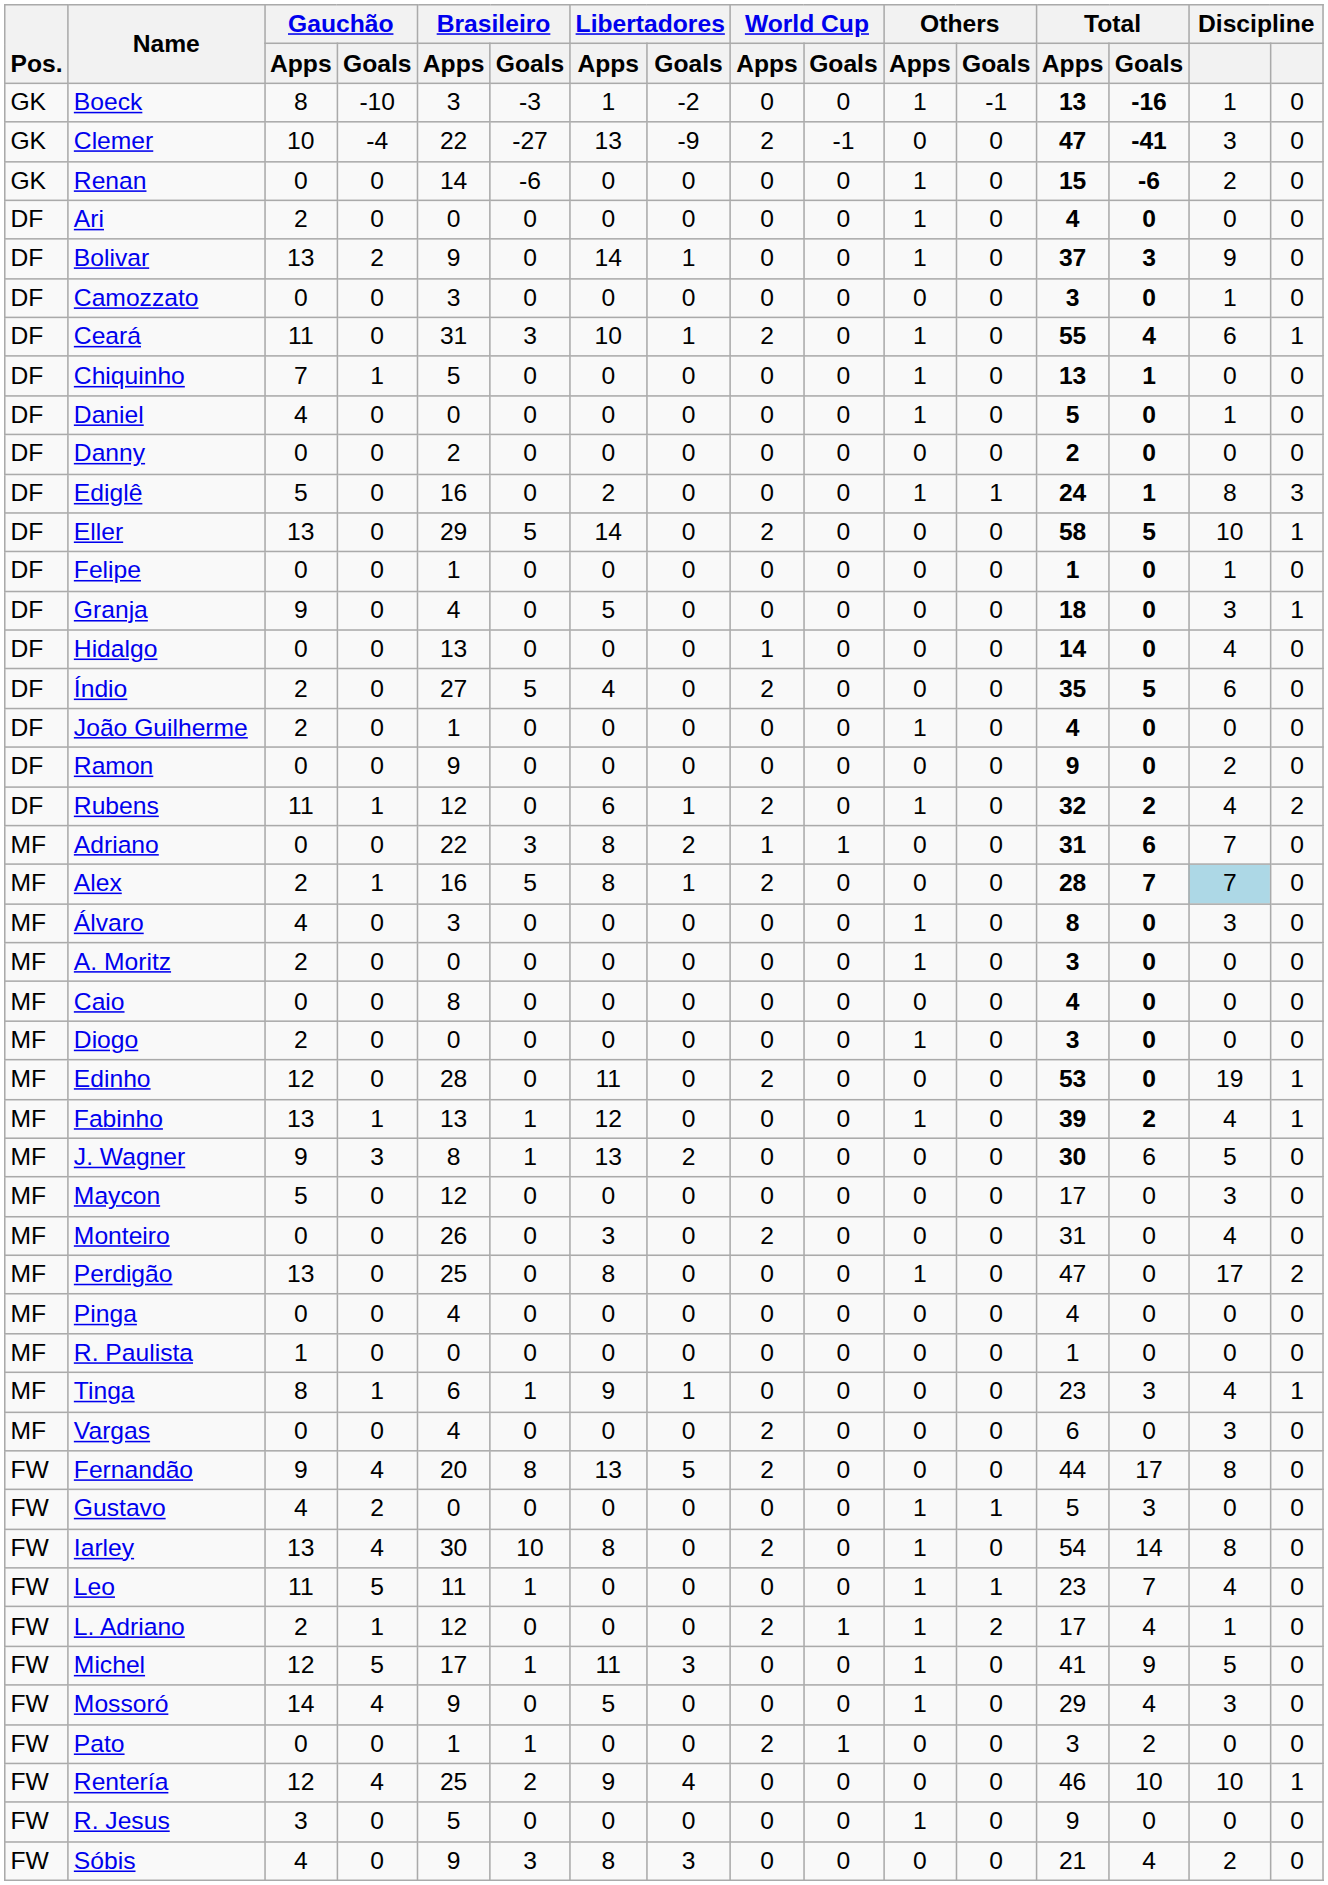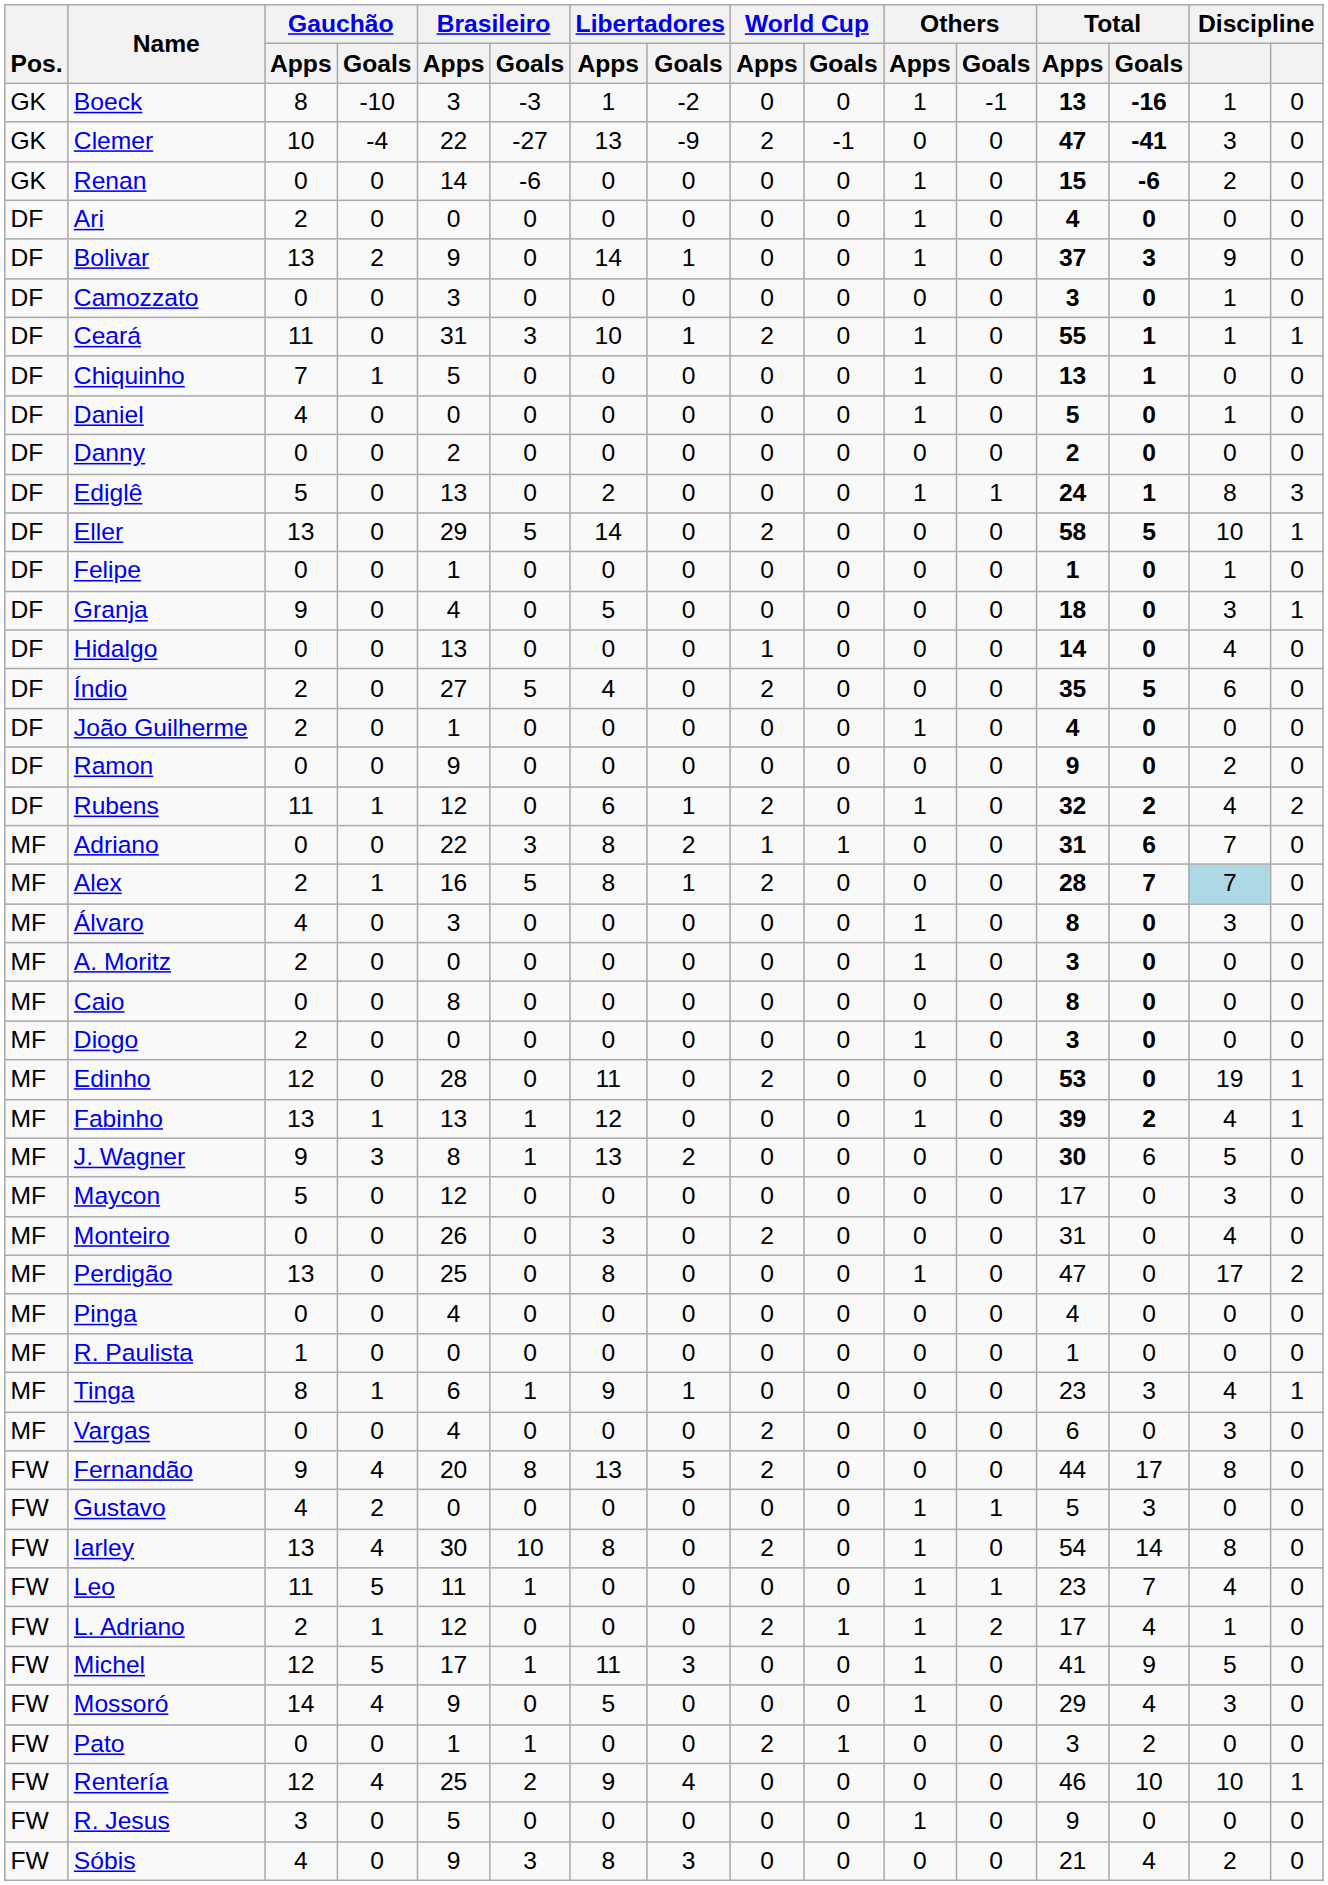(1149, 336) 4 -> (1149, 336) 1
(1230, 336) 6 -> (1230, 336) 1
(454, 492) 16 -> (454, 492) 13
(1073, 1000) 4 -> (1073, 1000) 8
